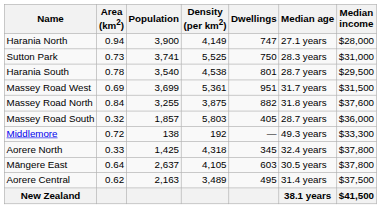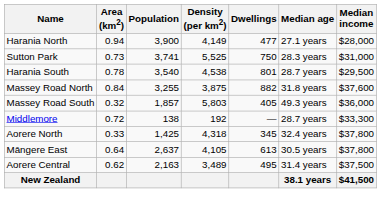(268, 41) 747 -> (268, 41) 477
- row: (49, 87)
(304, 118) 28.7 years -> (304, 103) 49.3 years
(304, 134) 49.3 years -> (304, 118) 28.7 years
(268, 165) 603 -> (268, 149) 613
